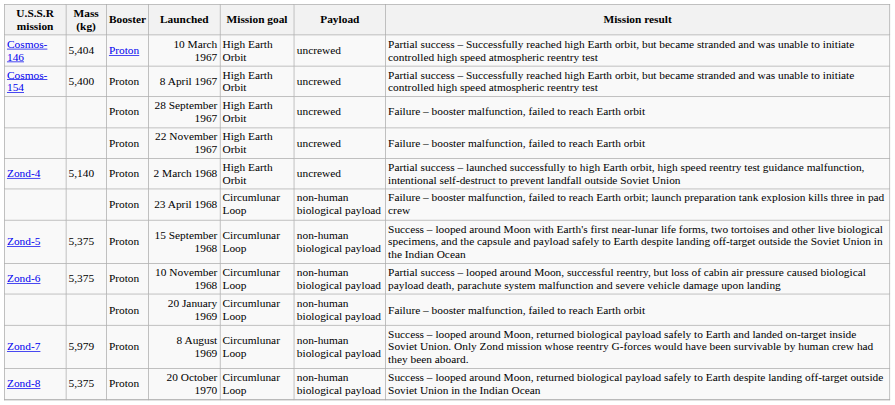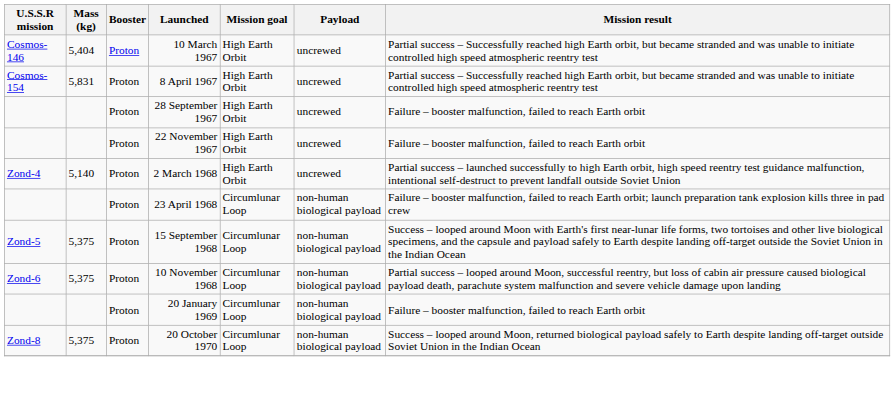(81, 81) 5,400 -> (81, 81) 5,831
- row: (197, 347)
